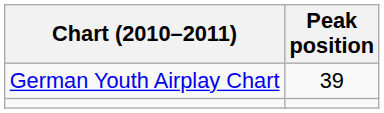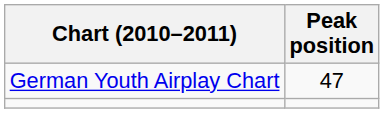(332, 80) 39 -> (332, 80) 47
